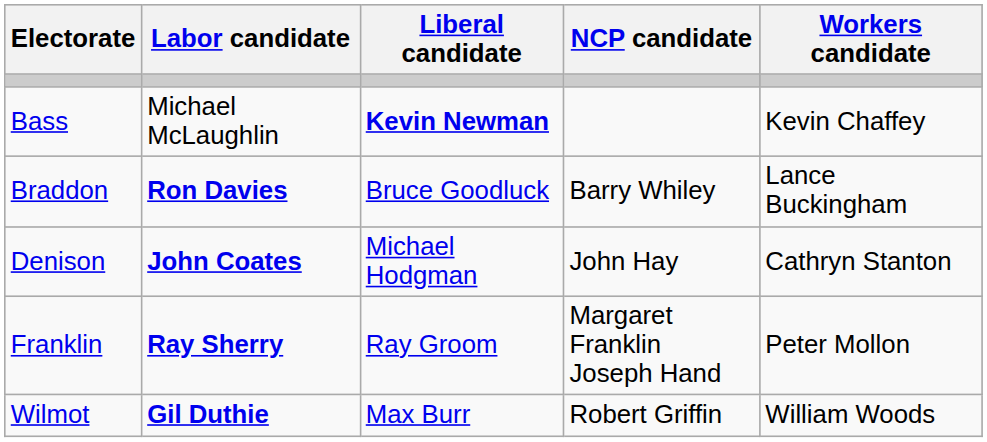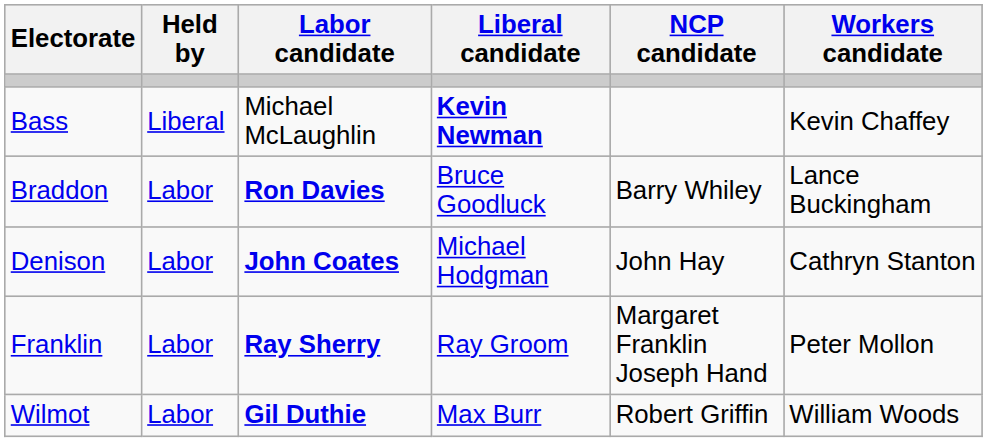+ column: (190, 39)
